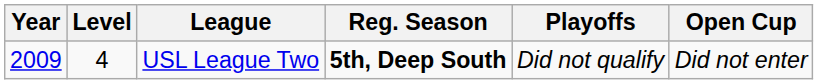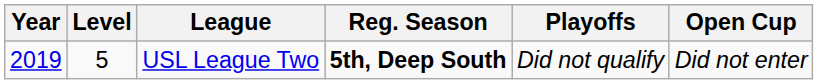(36, 59) 2009 -> (36, 59) 2019
(102, 59) 4 -> (102, 59) 5
